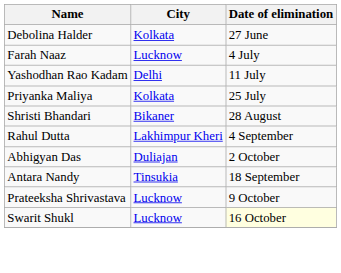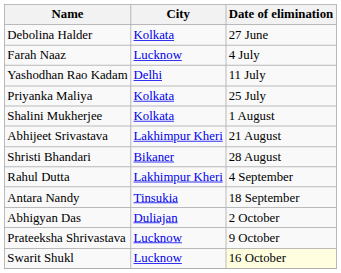+ row: (55, 116)
+ row: (58, 136)
rows swapped: (43, 177) <-> (44, 156)
